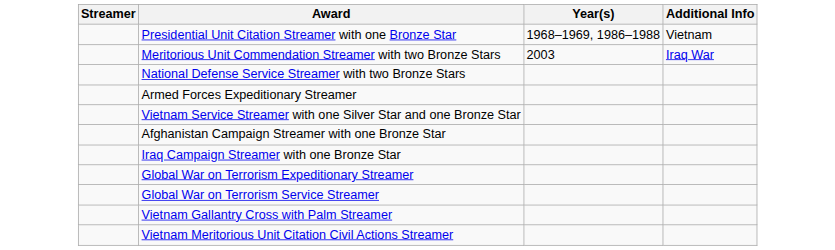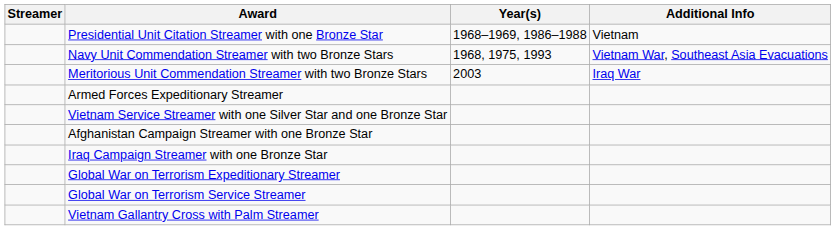+ row: (231, 54)
- row: (304, 74)
- row: (297, 235)
